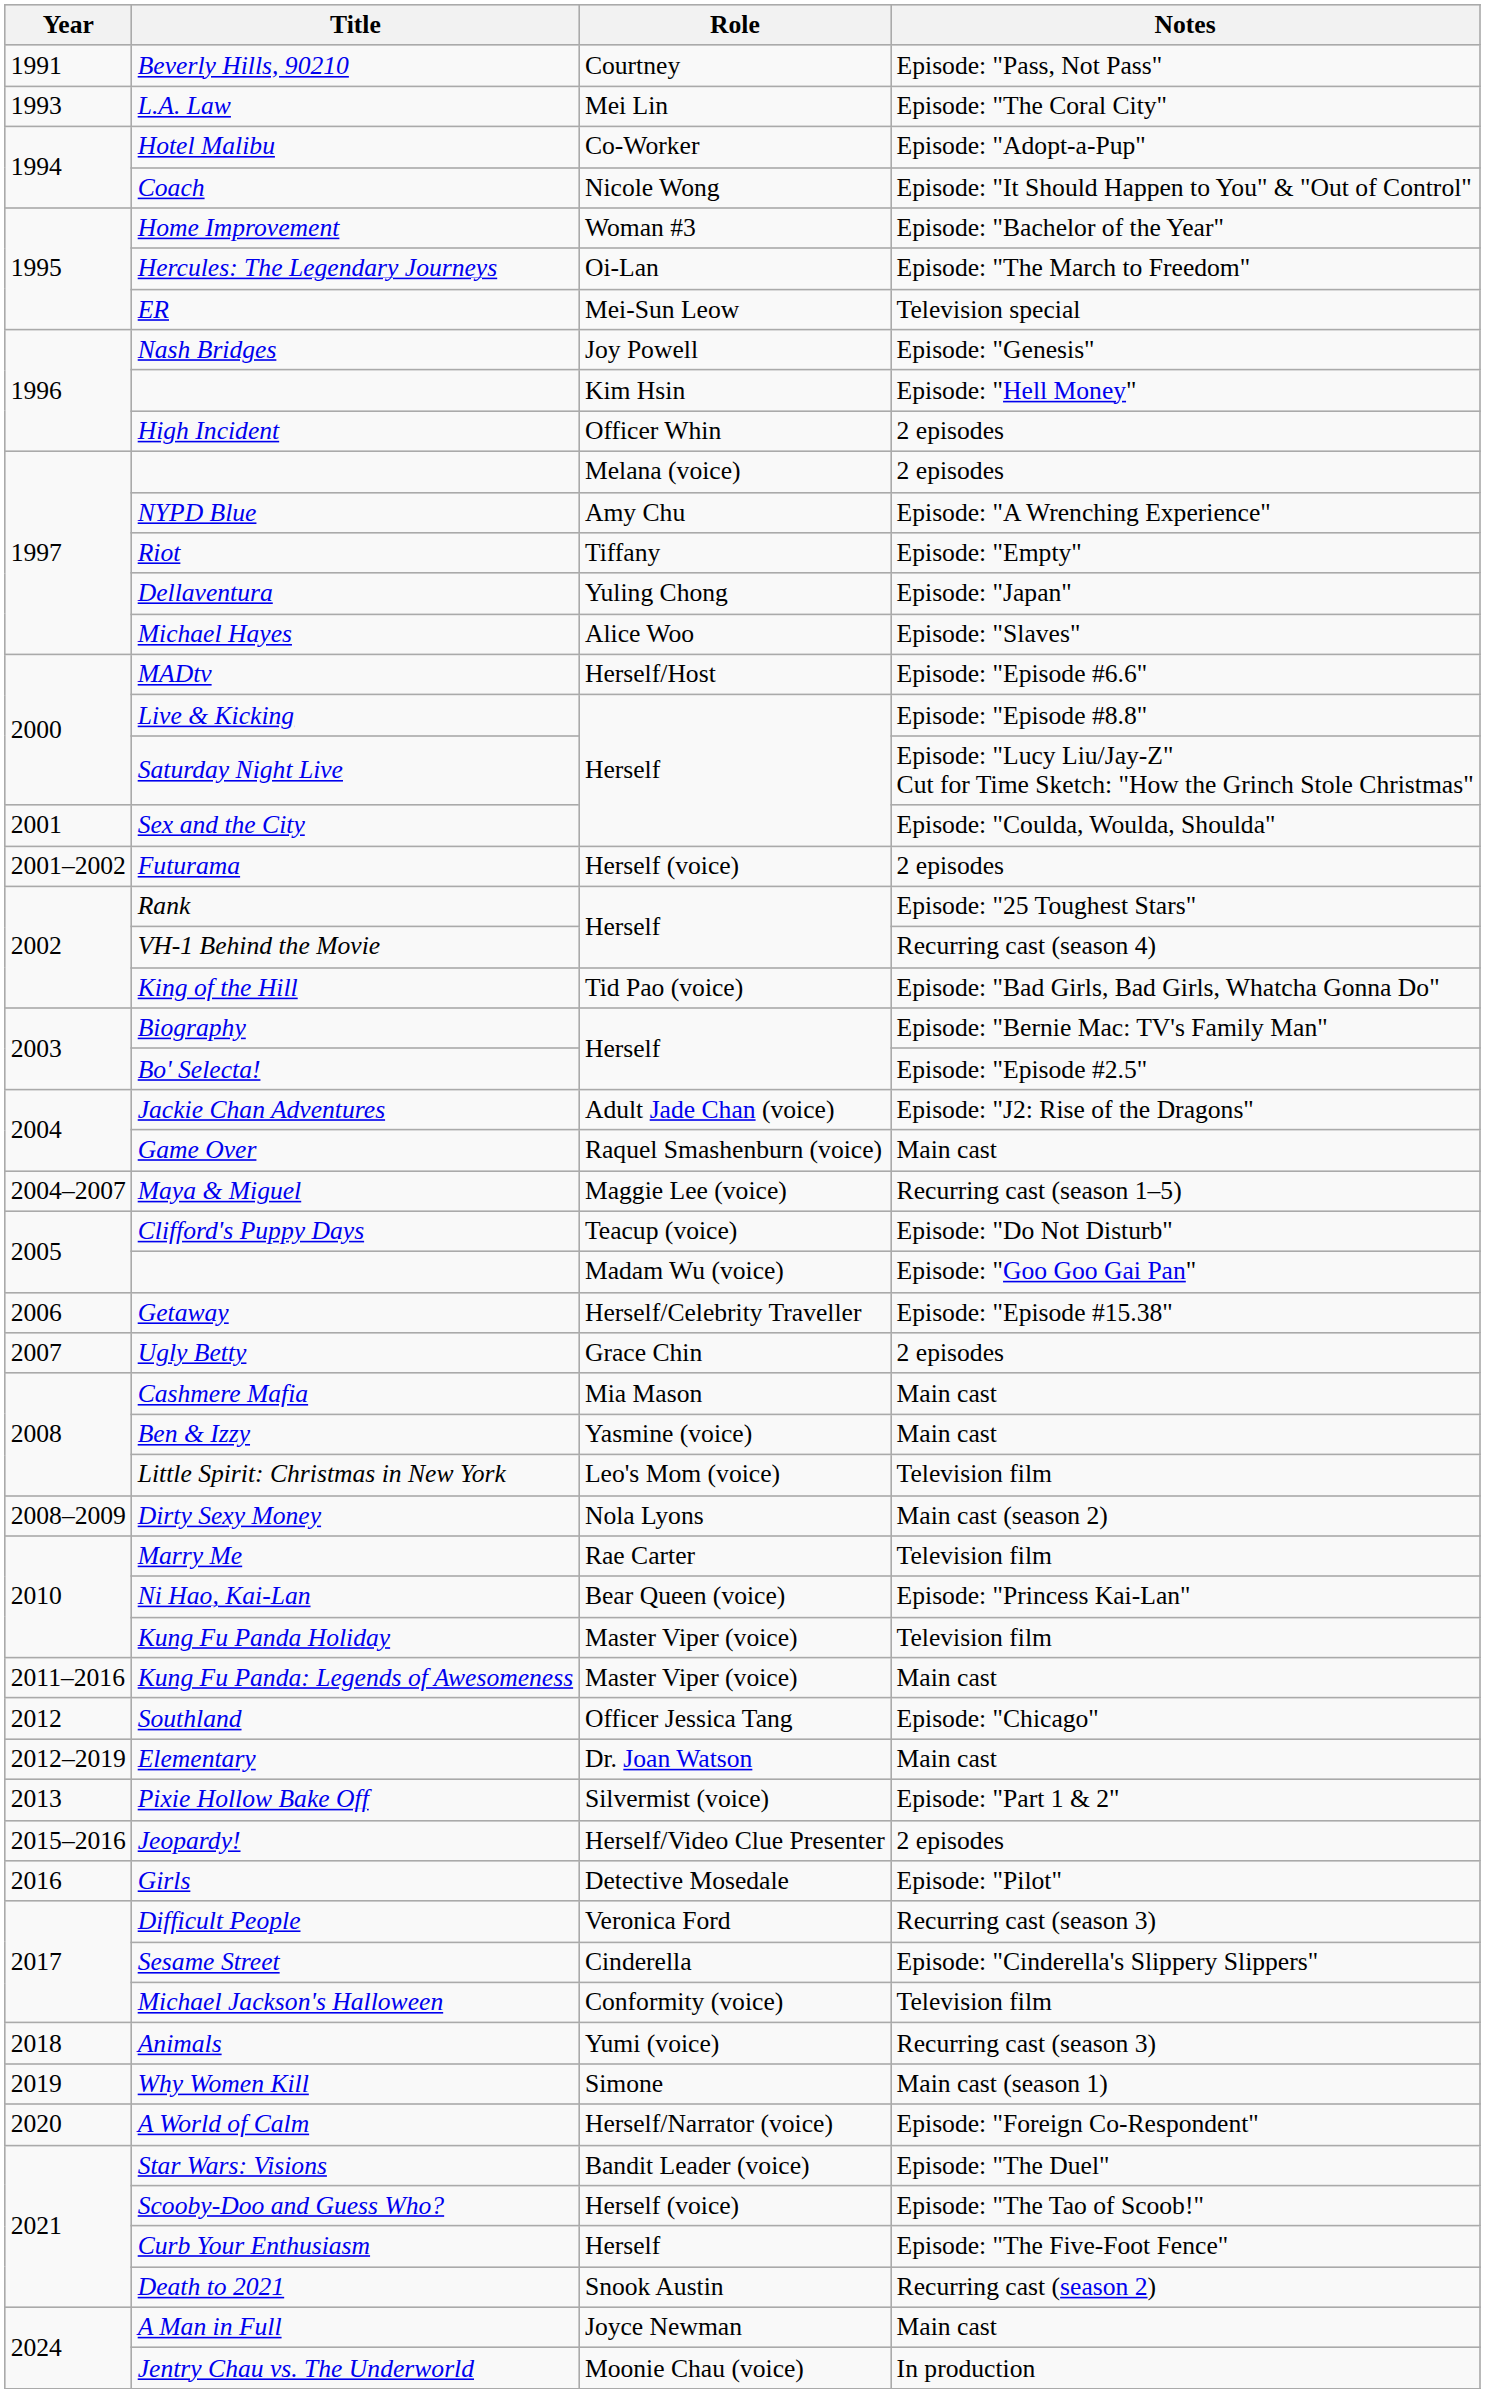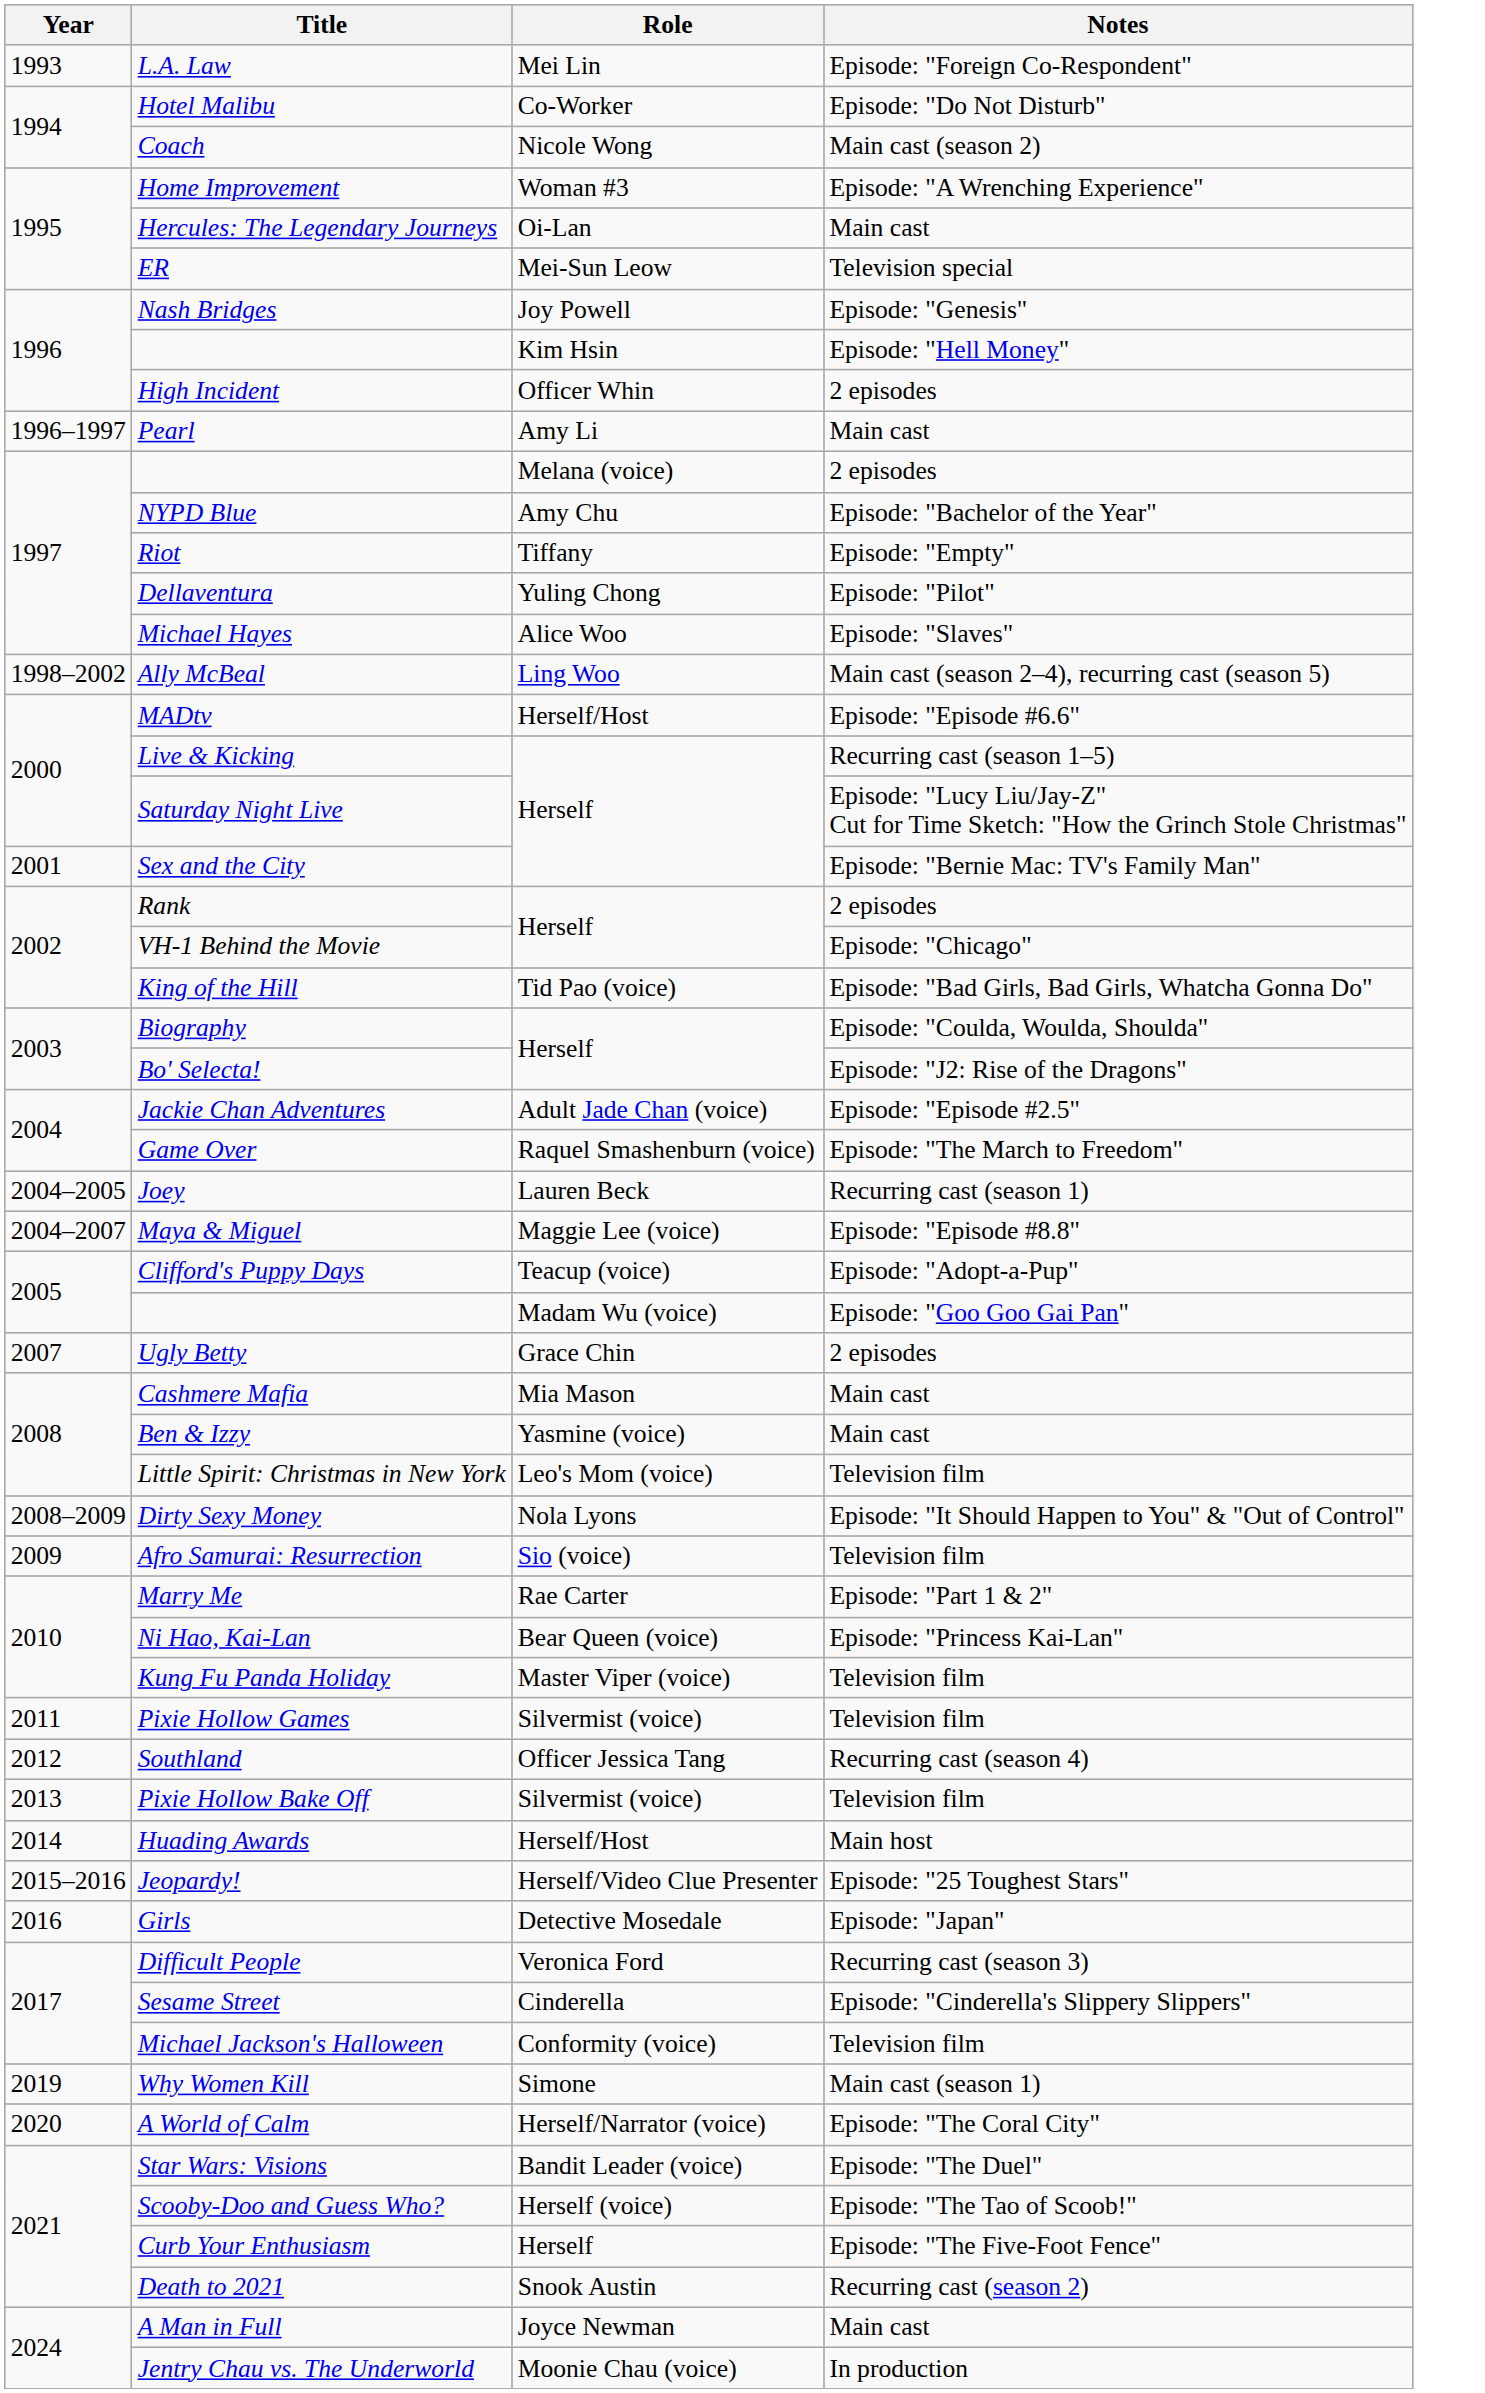- row: (243, 65)
(1032, 106) Episode: "The Coral City" -> (1010, 65) Episode: "Foreign Co-Respondent"
(1021, 146) Episode: "Adopt-a-Pup" -> (967, 106) Episode: "Do Not Disturb"
(1184, 187) Episode: "It Should Happen to You" & "Out of Control" -> (935, 146) Main cast (season 2)
(1060, 227) Episode: "Bachelor of the Year" -> (1016, 187) Episode: "A Wrenching Experience"
(1073, 268) Episode: "The March to Freedom" -> (880, 227) Main cast
+ row: (166, 430)
(1084, 512) Episode: "A Wrenching Experience" -> (993, 512) Episode: "Bachelor of the Year"
(984, 593) Episode: "Japan" -> (912, 593) Episode: "Pilot"
+ row: (201, 674)
(1022, 715) Episode: "Episode #8.8" -> (972, 755) Recurring cast (season 1–5)
(1086, 825) Episode: "Coulda, Woulda, Shoulda" -> (1045, 865) Episode: "Bernie Mac: TV's Family Man"
- row: (189, 865)
(1046, 906) Episode: "25 Toughest Stars" -> (883, 906) 2 episodes
(1026, 946) Recurring cast (season 4) -> (930, 946) Episode: "Chicago"
(1112, 1028) Episode: "Bernie Mac: TV's Family Man" -> (1019, 1028) Episode: "Coulda, Woulda, Shoulda"
(1022, 1068) Episode: "Episode #2.5" -> (1008, 1068) Episode: "J2: Rise of the Dragons"
(1075, 1109) Episode: "J2: Rise of the Dragons" -> (955, 1109) Episode: "Episode #2.5"
(947, 1149) Main cast -> (1006, 1149) Episode: "The March to Freedom"
+ row: (161, 1190)
(1039, 1190) Recurring cast (season 1–5) -> (955, 1230) Episode: "Episode #8.8"
(1035, 1230) Episode: "Do Not Disturb" -> (954, 1271) Episode: "Adopt-a-Pup"
- row: (183, 1312)
(1002, 1515) Main cast (season 2) -> (1117, 1515) Episode: "It Should Happen to You" & "Out of Control"
+ row: (280, 1555)
(974, 1555) Television film -> (941, 1596) Episode: "Part 1 & 2"
+ row: (244, 1718)
- row: (355, 1677)
(998, 1718) Episode: "Chicago" -> (959, 1758) Recurring cast (season 4)
- row: (197, 1758)
(1008, 1799) Episode: "Part 1 & 2" -> (907, 1799) Television film
+ row: (223, 1840)
(950, 1840) 2 episodes -> (979, 1880) Episode: "25 Toughest Stars"
(979, 1880) Episode: "Pilot" -> (917, 1921) Episode: "Japan"
- row: (180, 2043)
(1078, 2124) Episode: "Foreign Co-Respondent" -> (965, 2124) Episode: "The Coral City"
